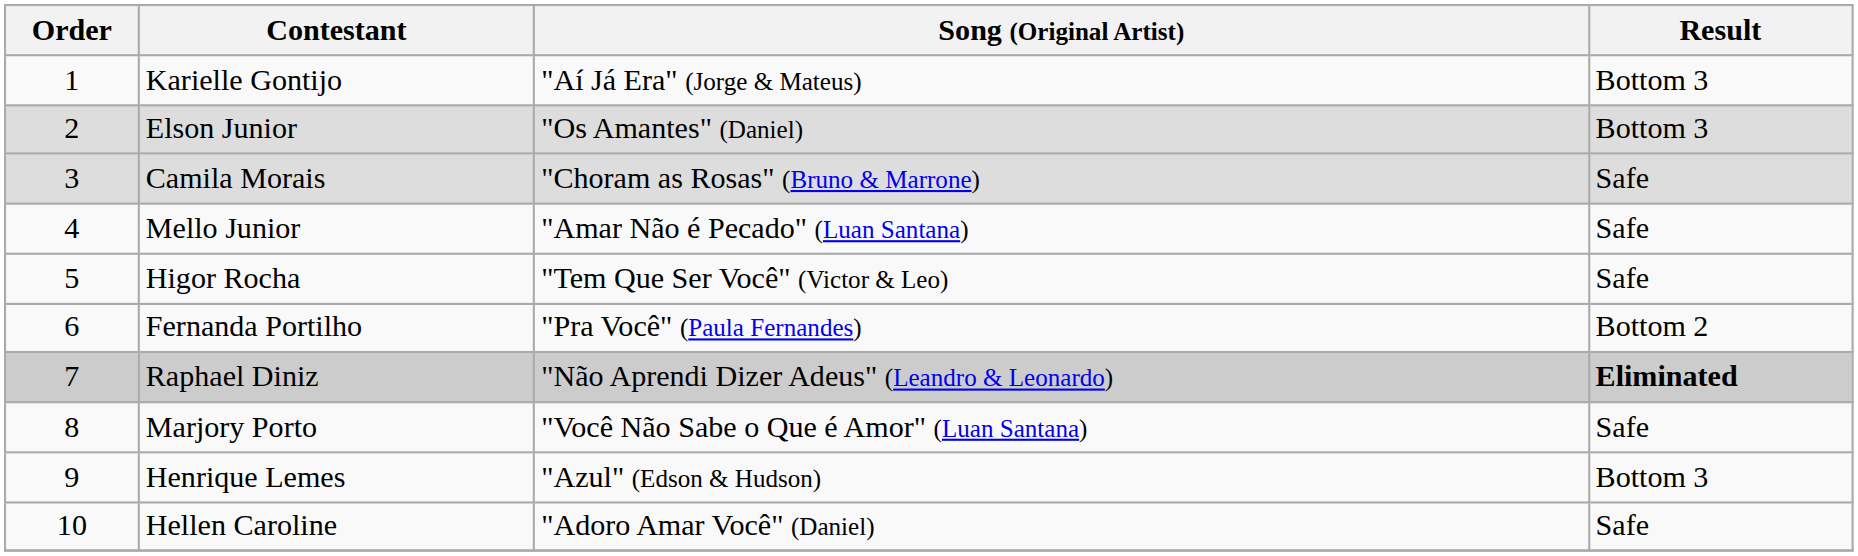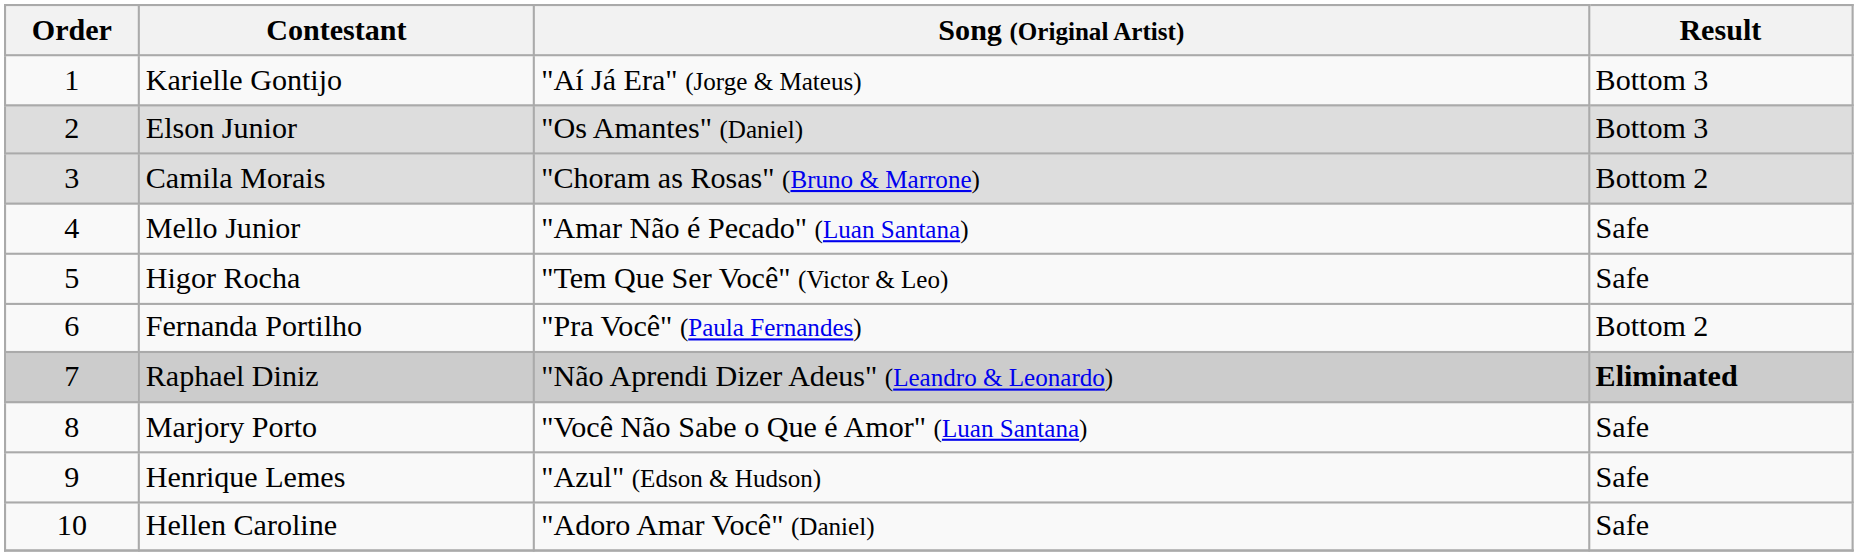(1622, 178) Safe -> (1652, 178) Bottom 2
(1652, 476) Bottom 3 -> (1622, 476) Safe
